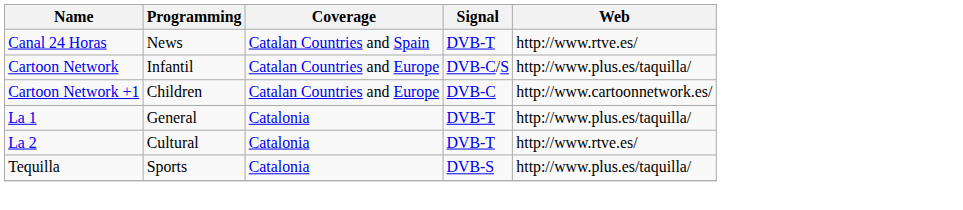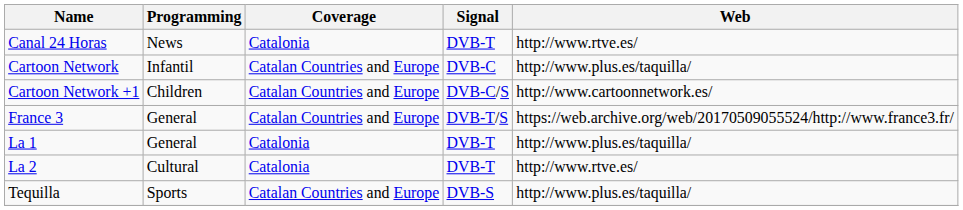(339, 42) Catalan Countries and Spain -> (279, 42) Catalonia
(478, 67) DVB-C/S -> (471, 67) DVB-C
(471, 92) DVB-C -> (478, 92) DVB-C/S
+ row: (36, 117)
(279, 167) Catalonia -> (344, 192) Catalan Countries and Europe
